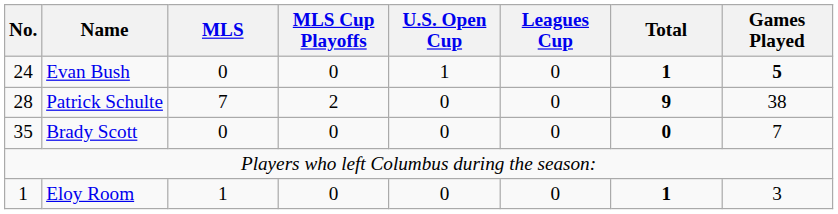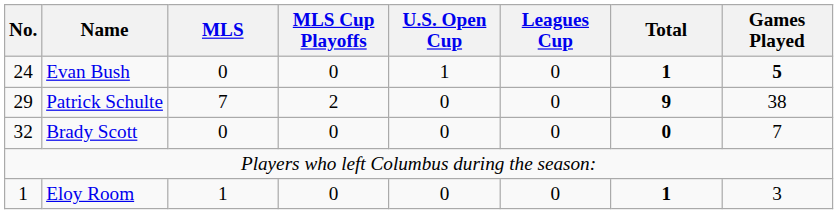(23, 102) 28 -> (23, 102) 29
(23, 132) 35 -> (23, 132) 32
